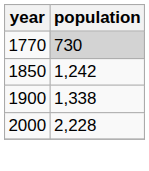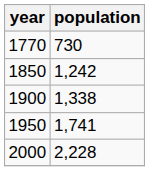(68, 44) lightgrey background -> (68, 44) no background
+ row: (27, 125)
